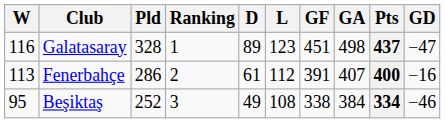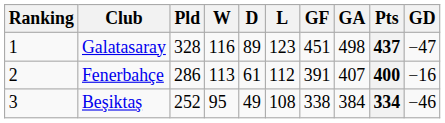columns swapped: (202, 18) <-> (22, 18)
